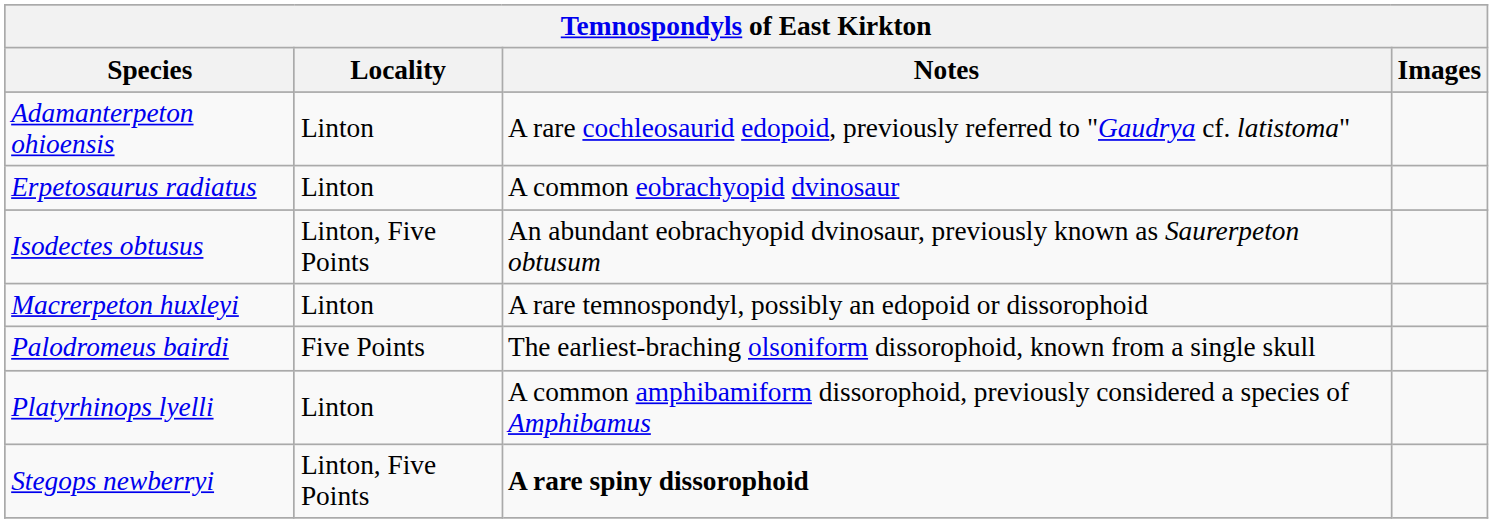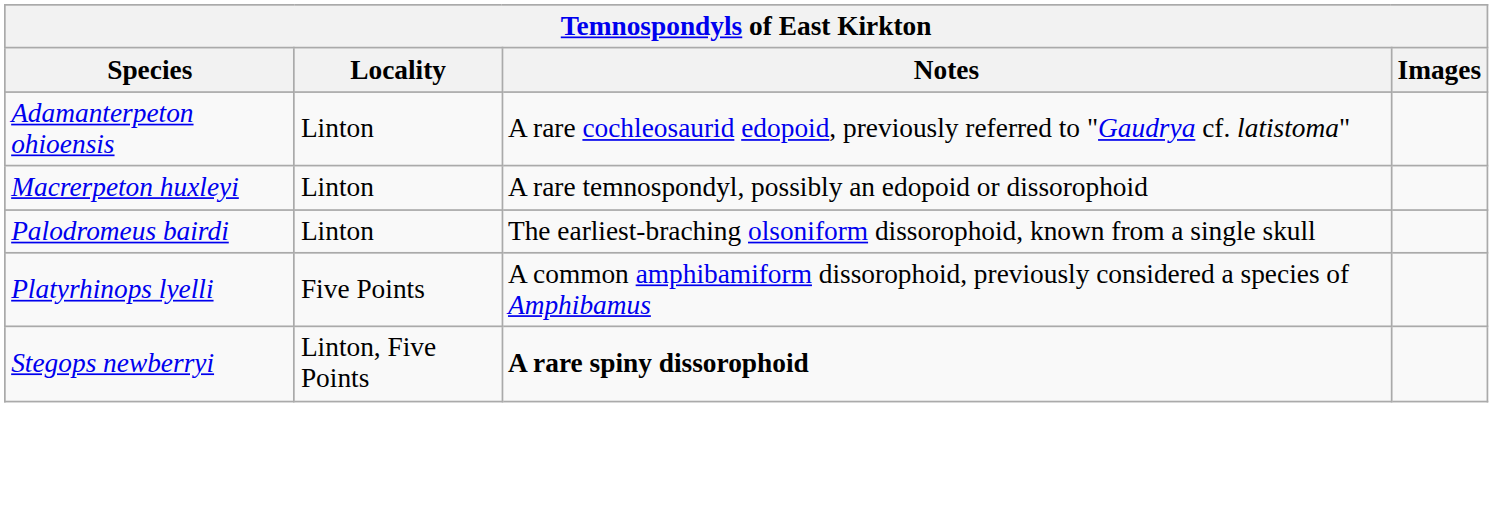- row: (134, 187)
- row: (107, 245)
(363, 348) Five Points -> (337, 230) Linton
(337, 406) Linton -> (363, 289) Five Points
